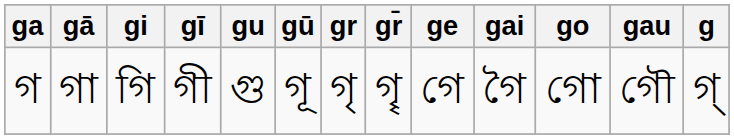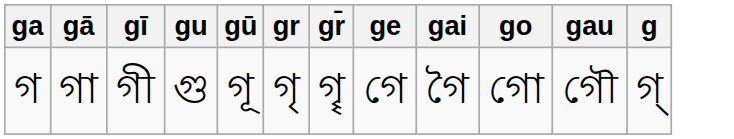- column: (136, 26)
